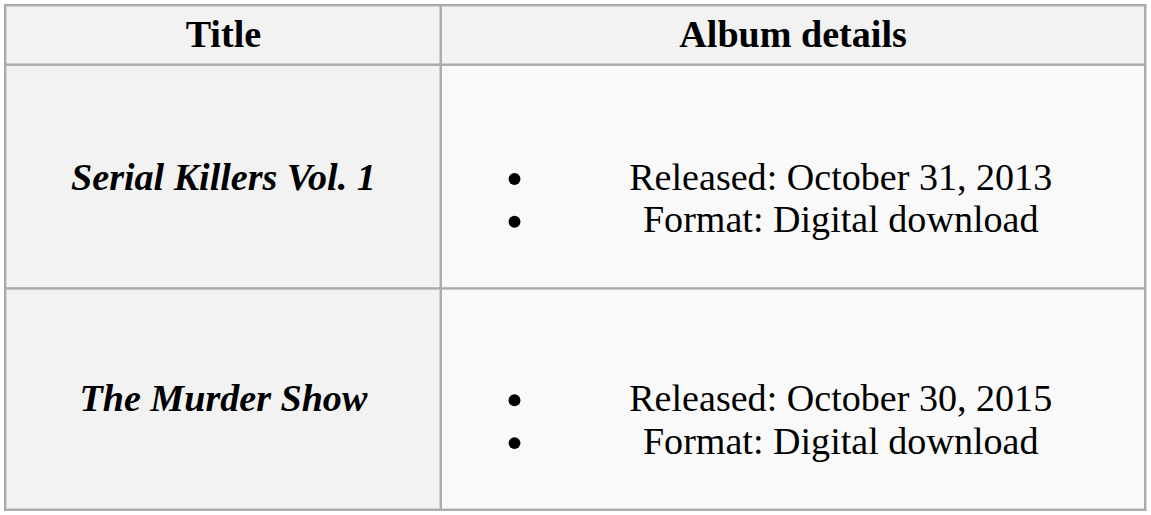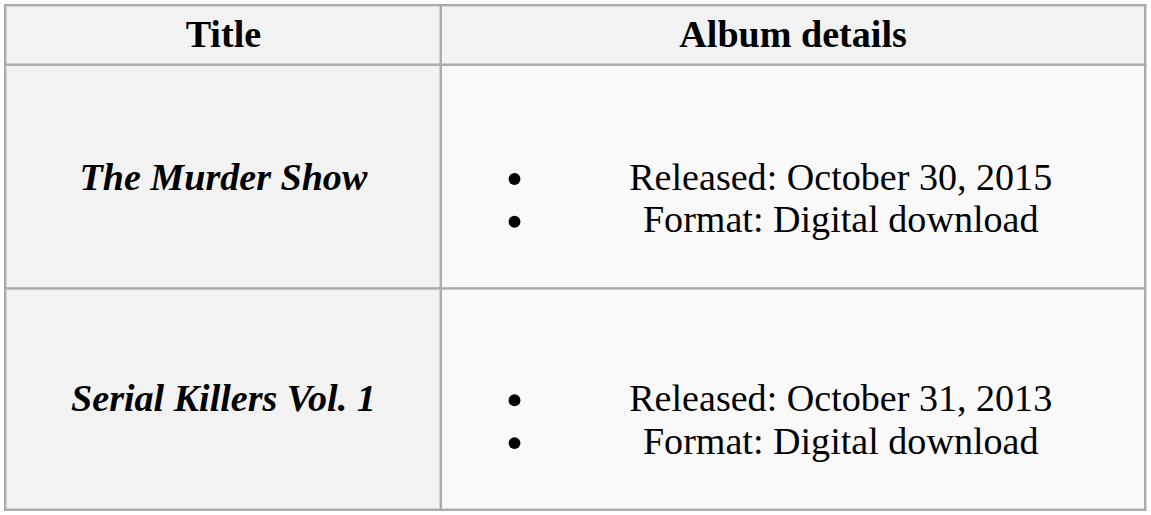rows swapped: (223, 176) <-> (223, 398)
